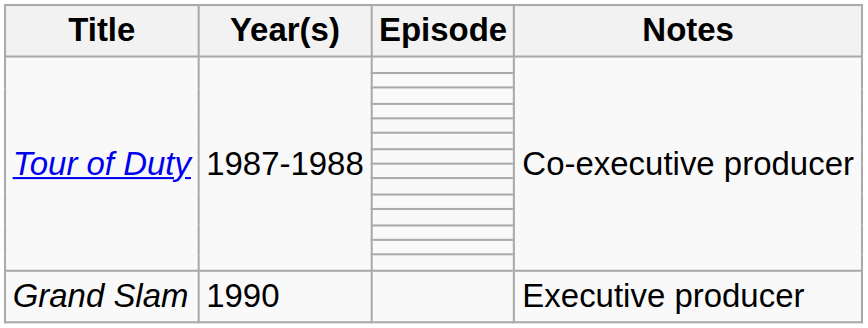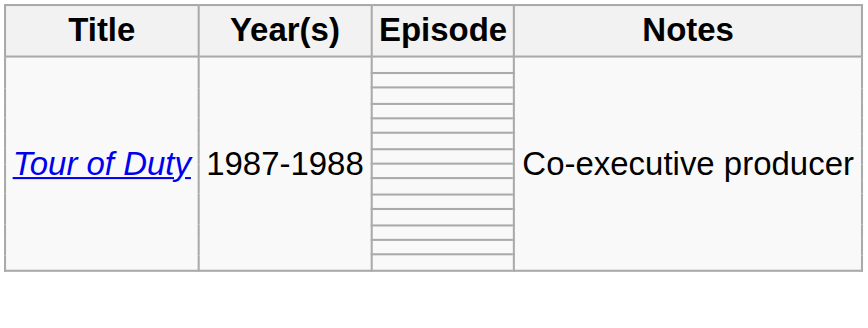- row: (101, 295)
